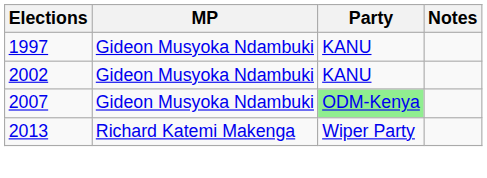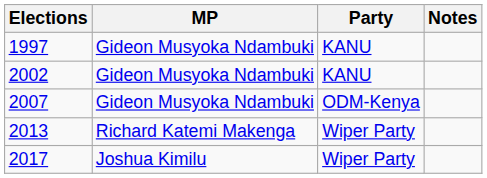(371, 103) lightgreen background -> (371, 103) no background
+ row: (28, 159)
